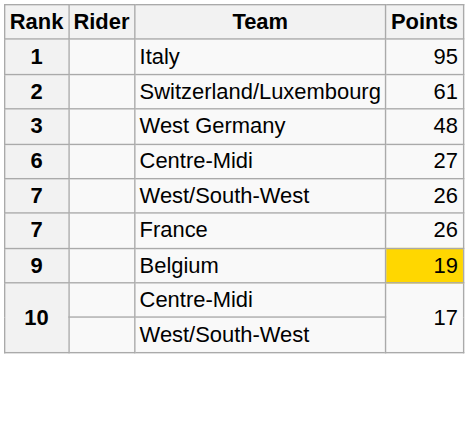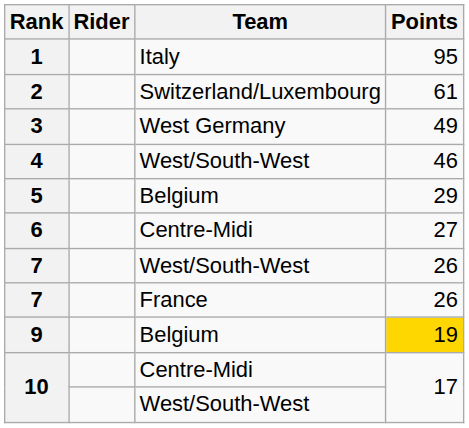(446, 126) 48 -> (446, 126) 49
+ row: (37, 160)
+ row: (37, 195)
